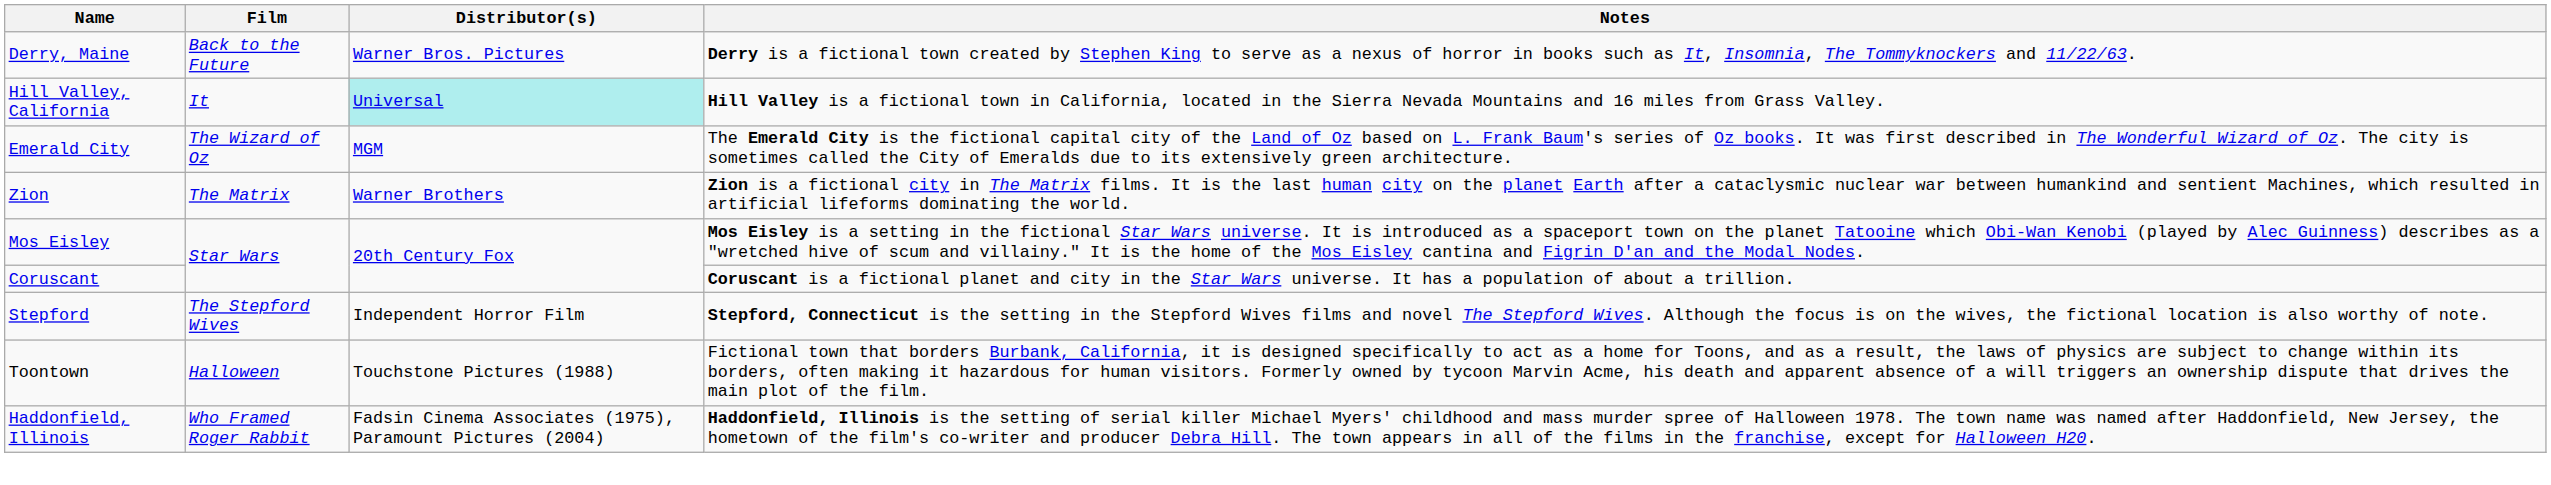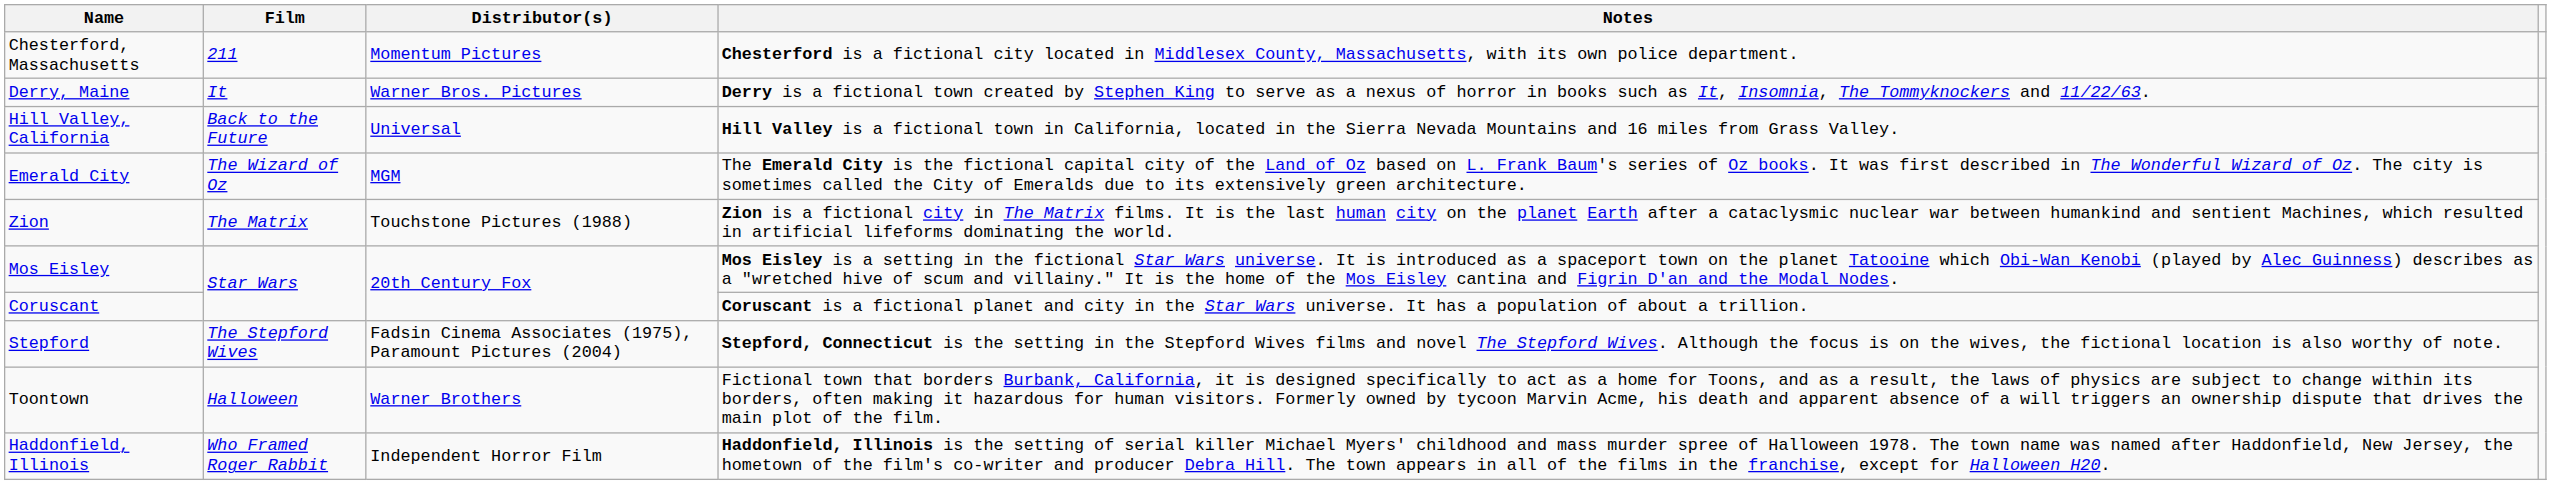+ row: (74, 55)
(244, 55) Back to the Future -> (217, 92) It
(199, 102) It -> (263, 129) Back to the Future
(398, 102) paleturquoise background -> (416, 129) no background
(428, 195) Warner Brothers -> (501, 223) Touchstone Pictures (1988)
(469, 316) Independent Horror Film -> (531, 343) Fadsin Cinema Associates (1975), Paramount Pictures (2004)
(484, 372) Touchstone Pictures (1988) -> (446, 400) Warner Brothers
(514, 429) Fadsin Cinema Associates (1975), Paramount Pictures (2004) -> (486, 456) Independent Horror Film
